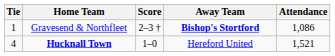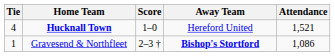rows swapped: (79, 28) <-> (79, 43)
